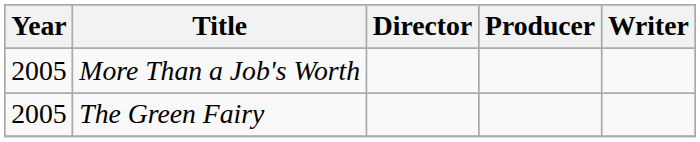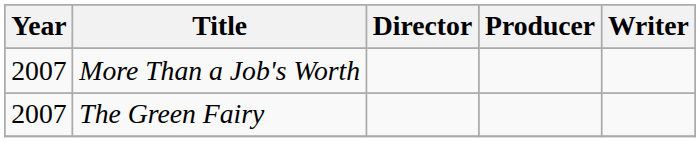(39, 70) 2005 -> (39, 70) 2007
(39, 114) 2005 -> (39, 114) 2007
